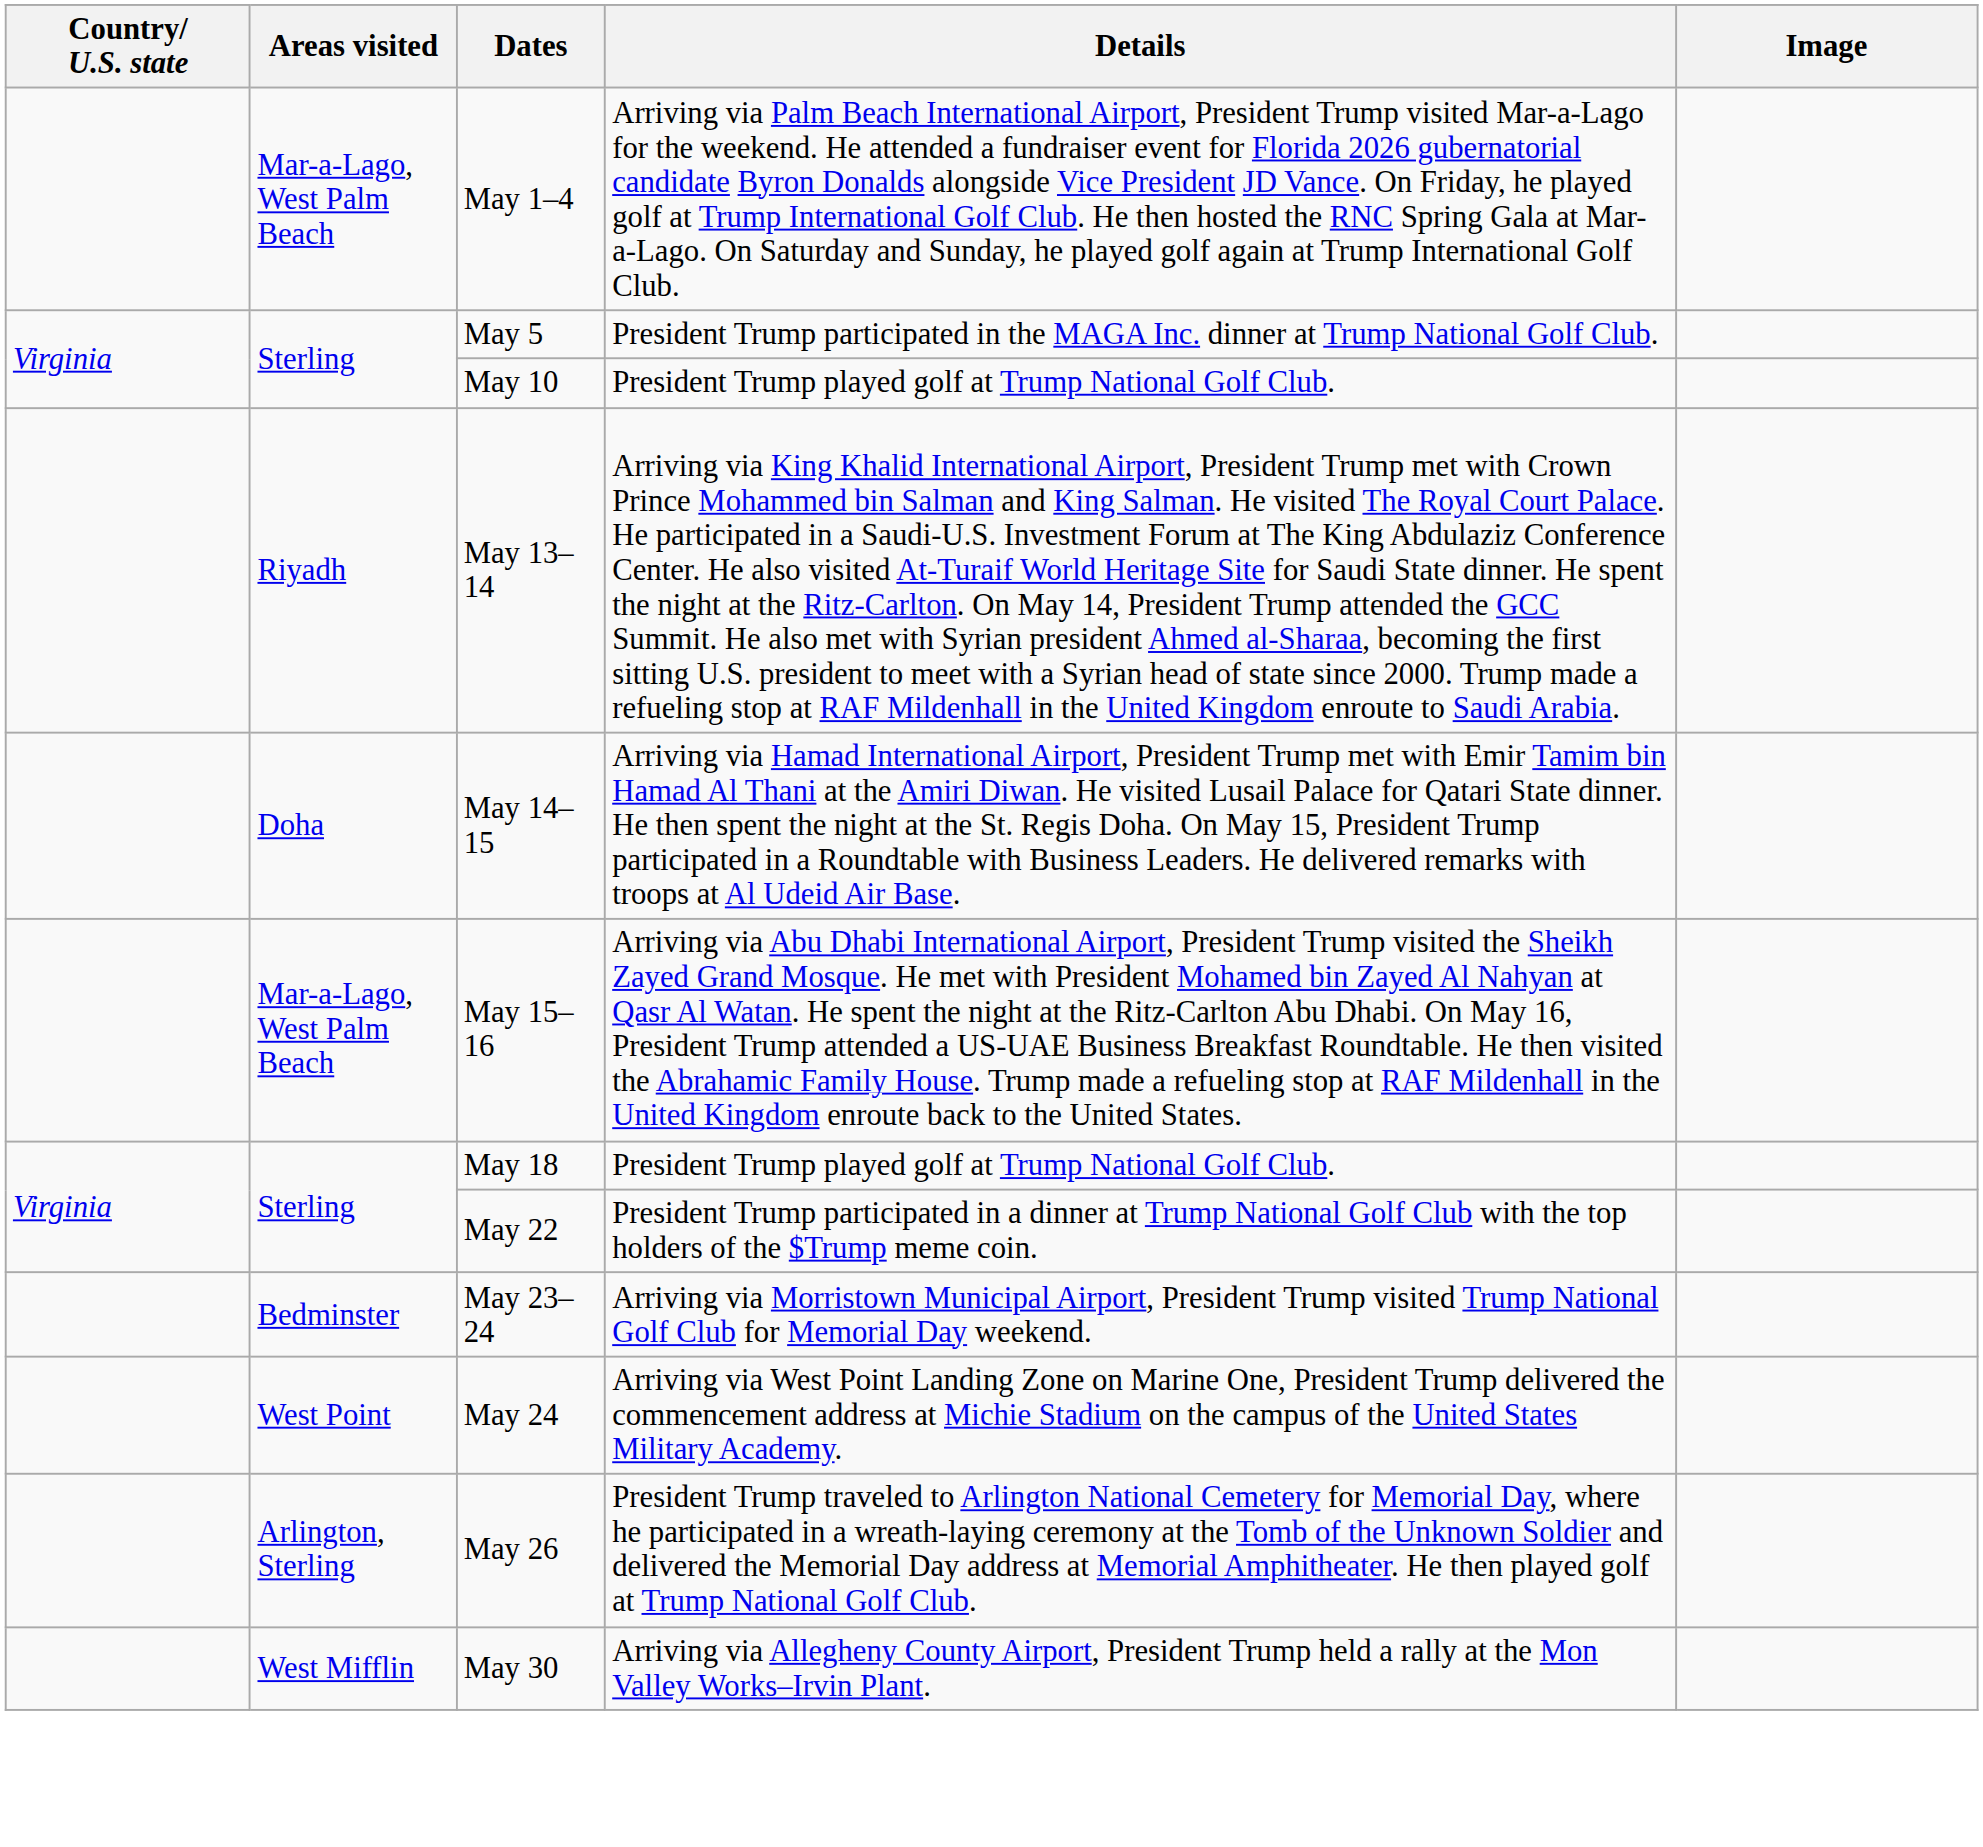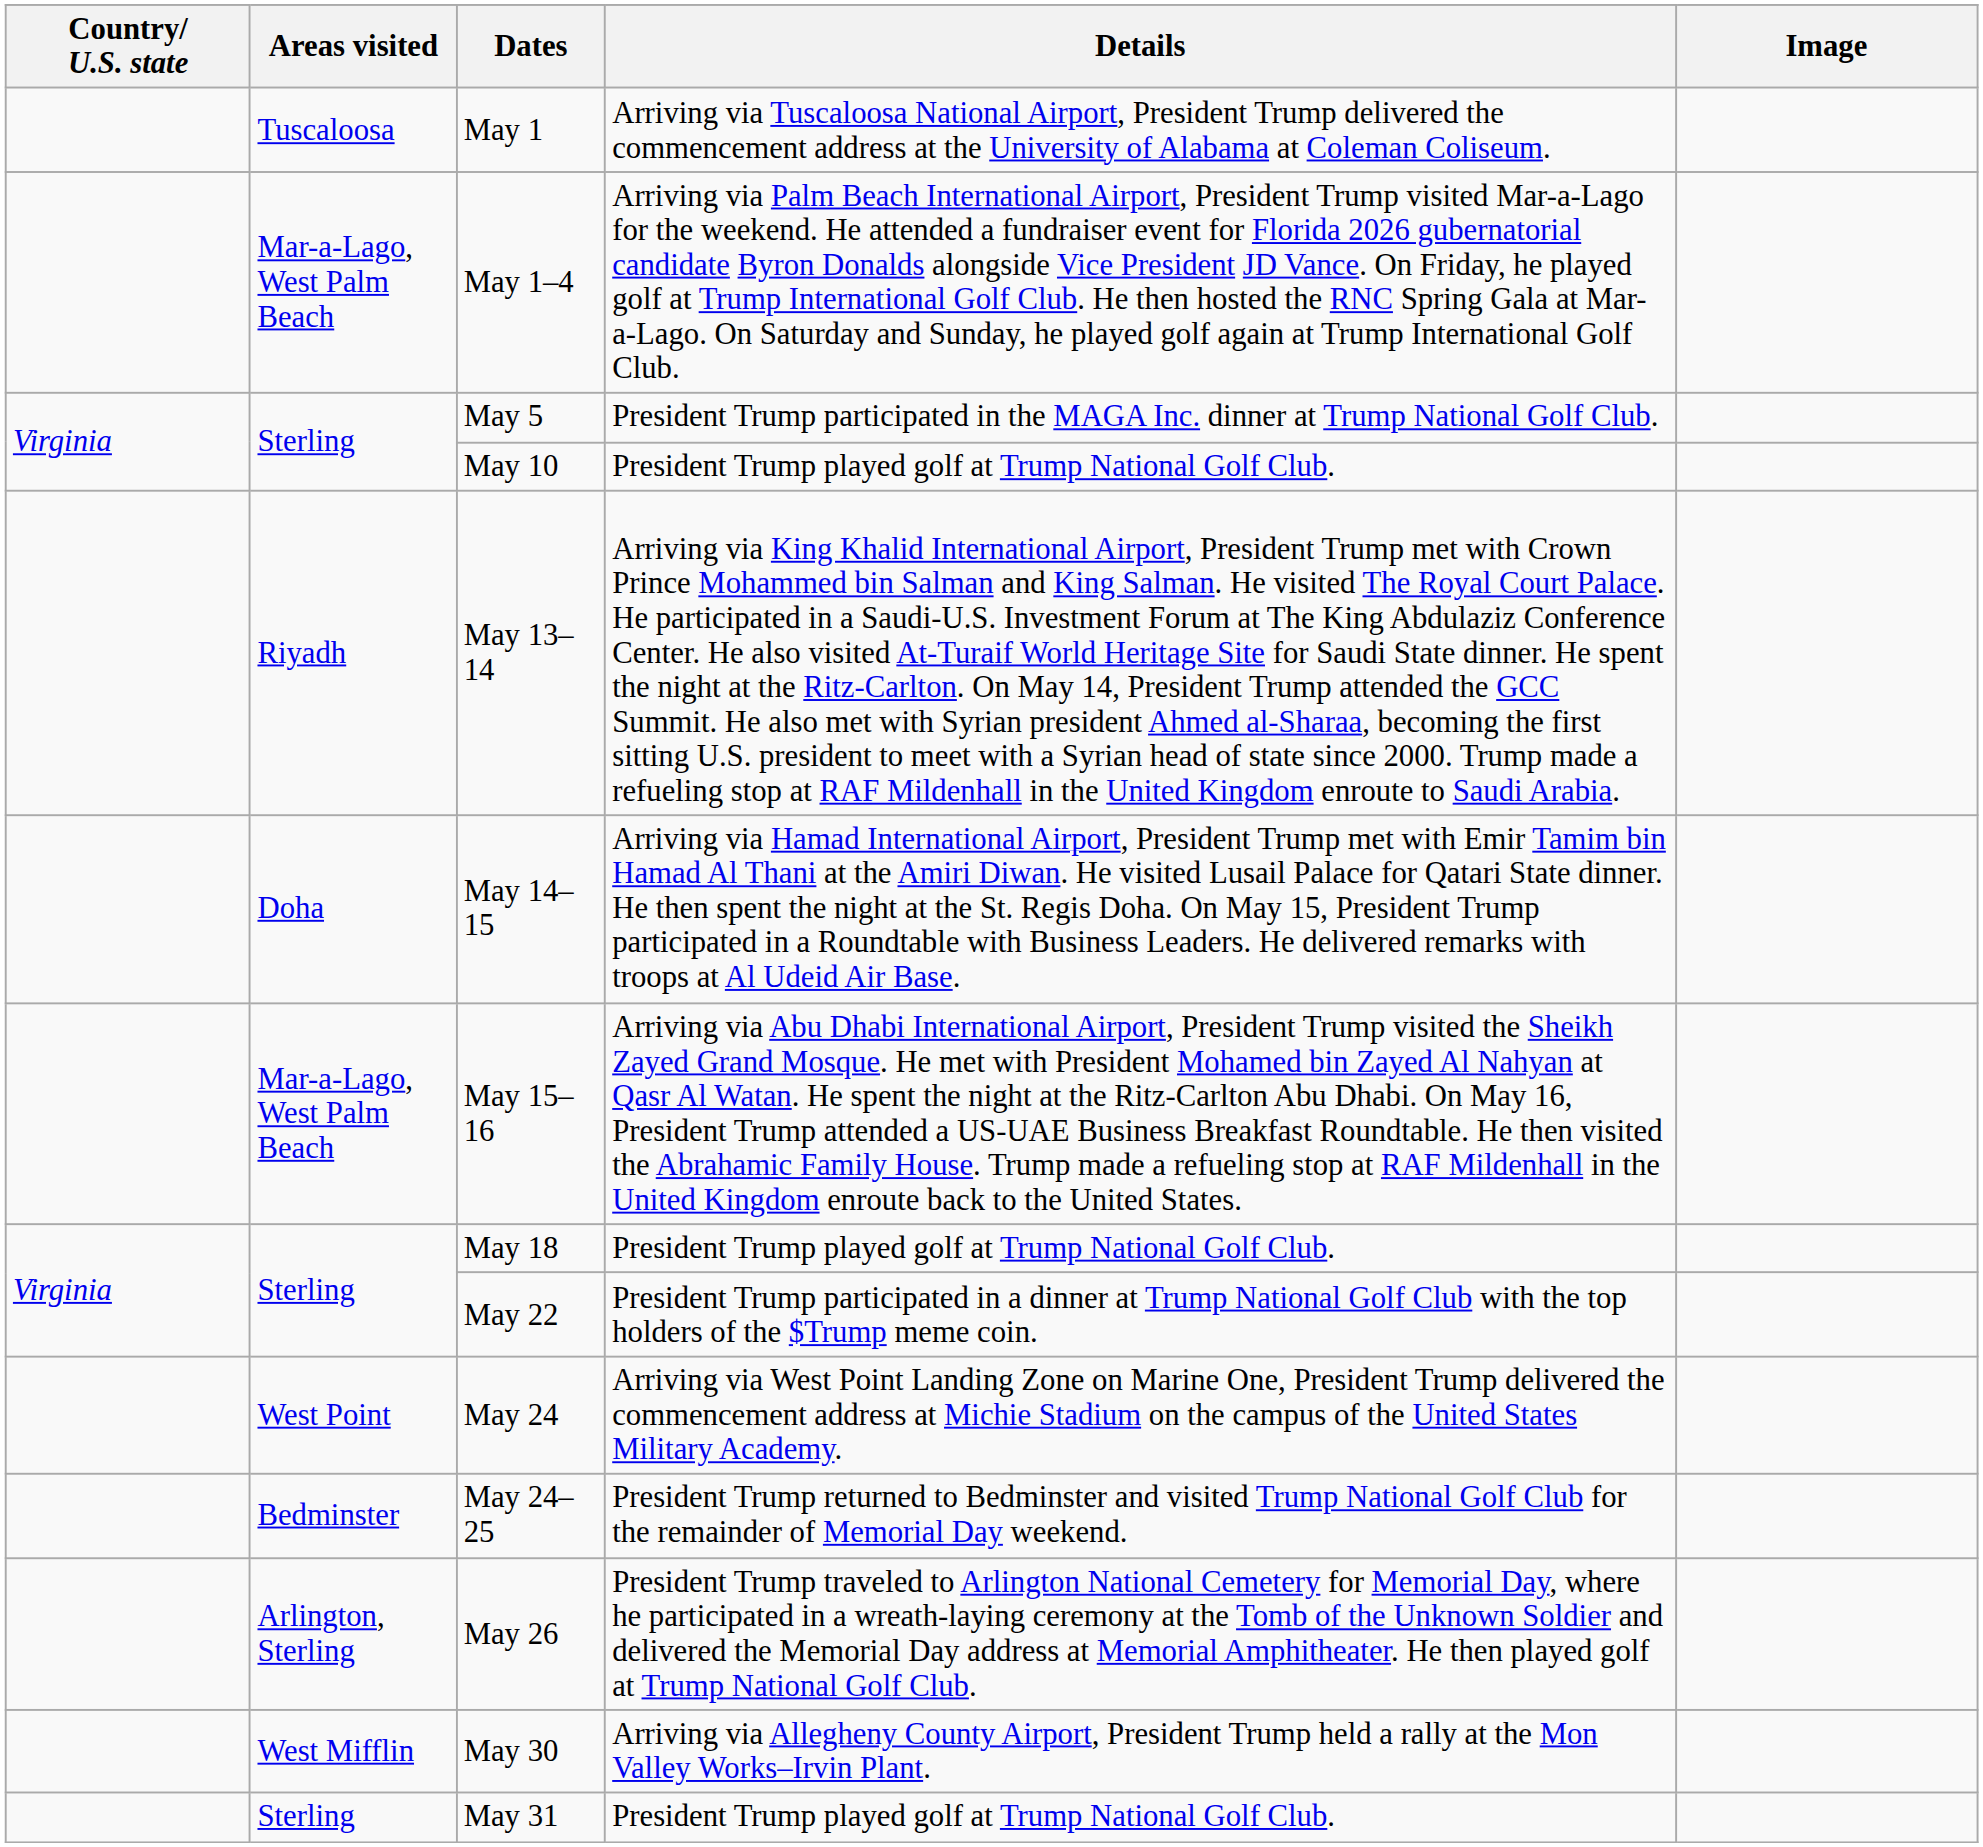+ row: (503, 129)
- row: (519, 1314)
+ row: (519, 1515)
+ row: (511, 1816)
